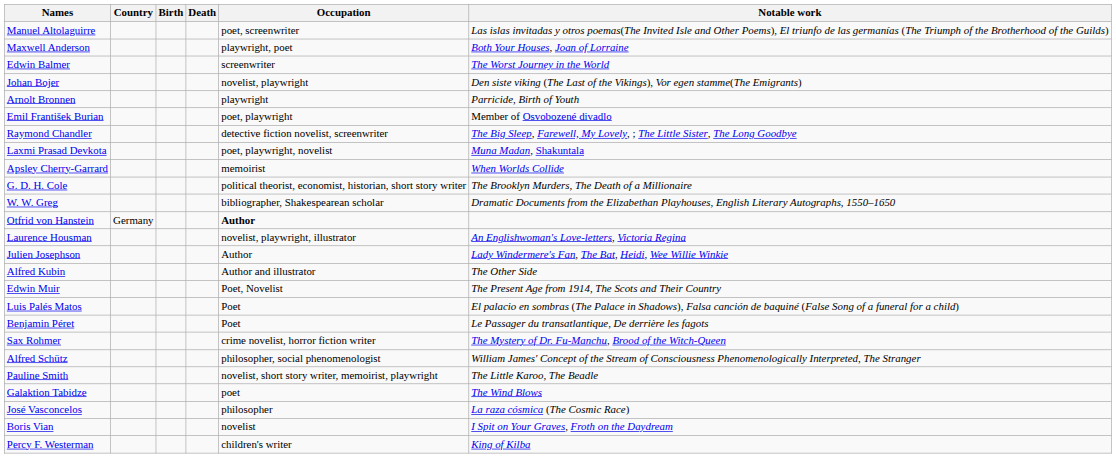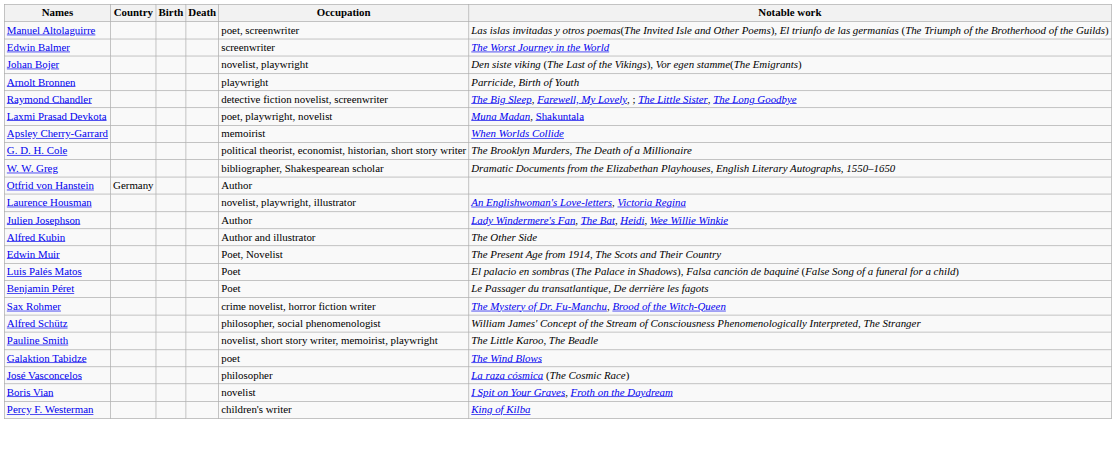- row: (48, 47)
- row: (55, 116)
(238, 220) bold -> (237, 185) normal
